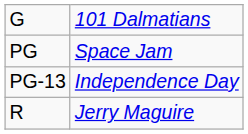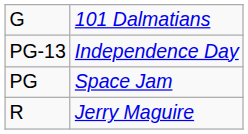rows swapped: (23, 50) <-> (38, 81)
